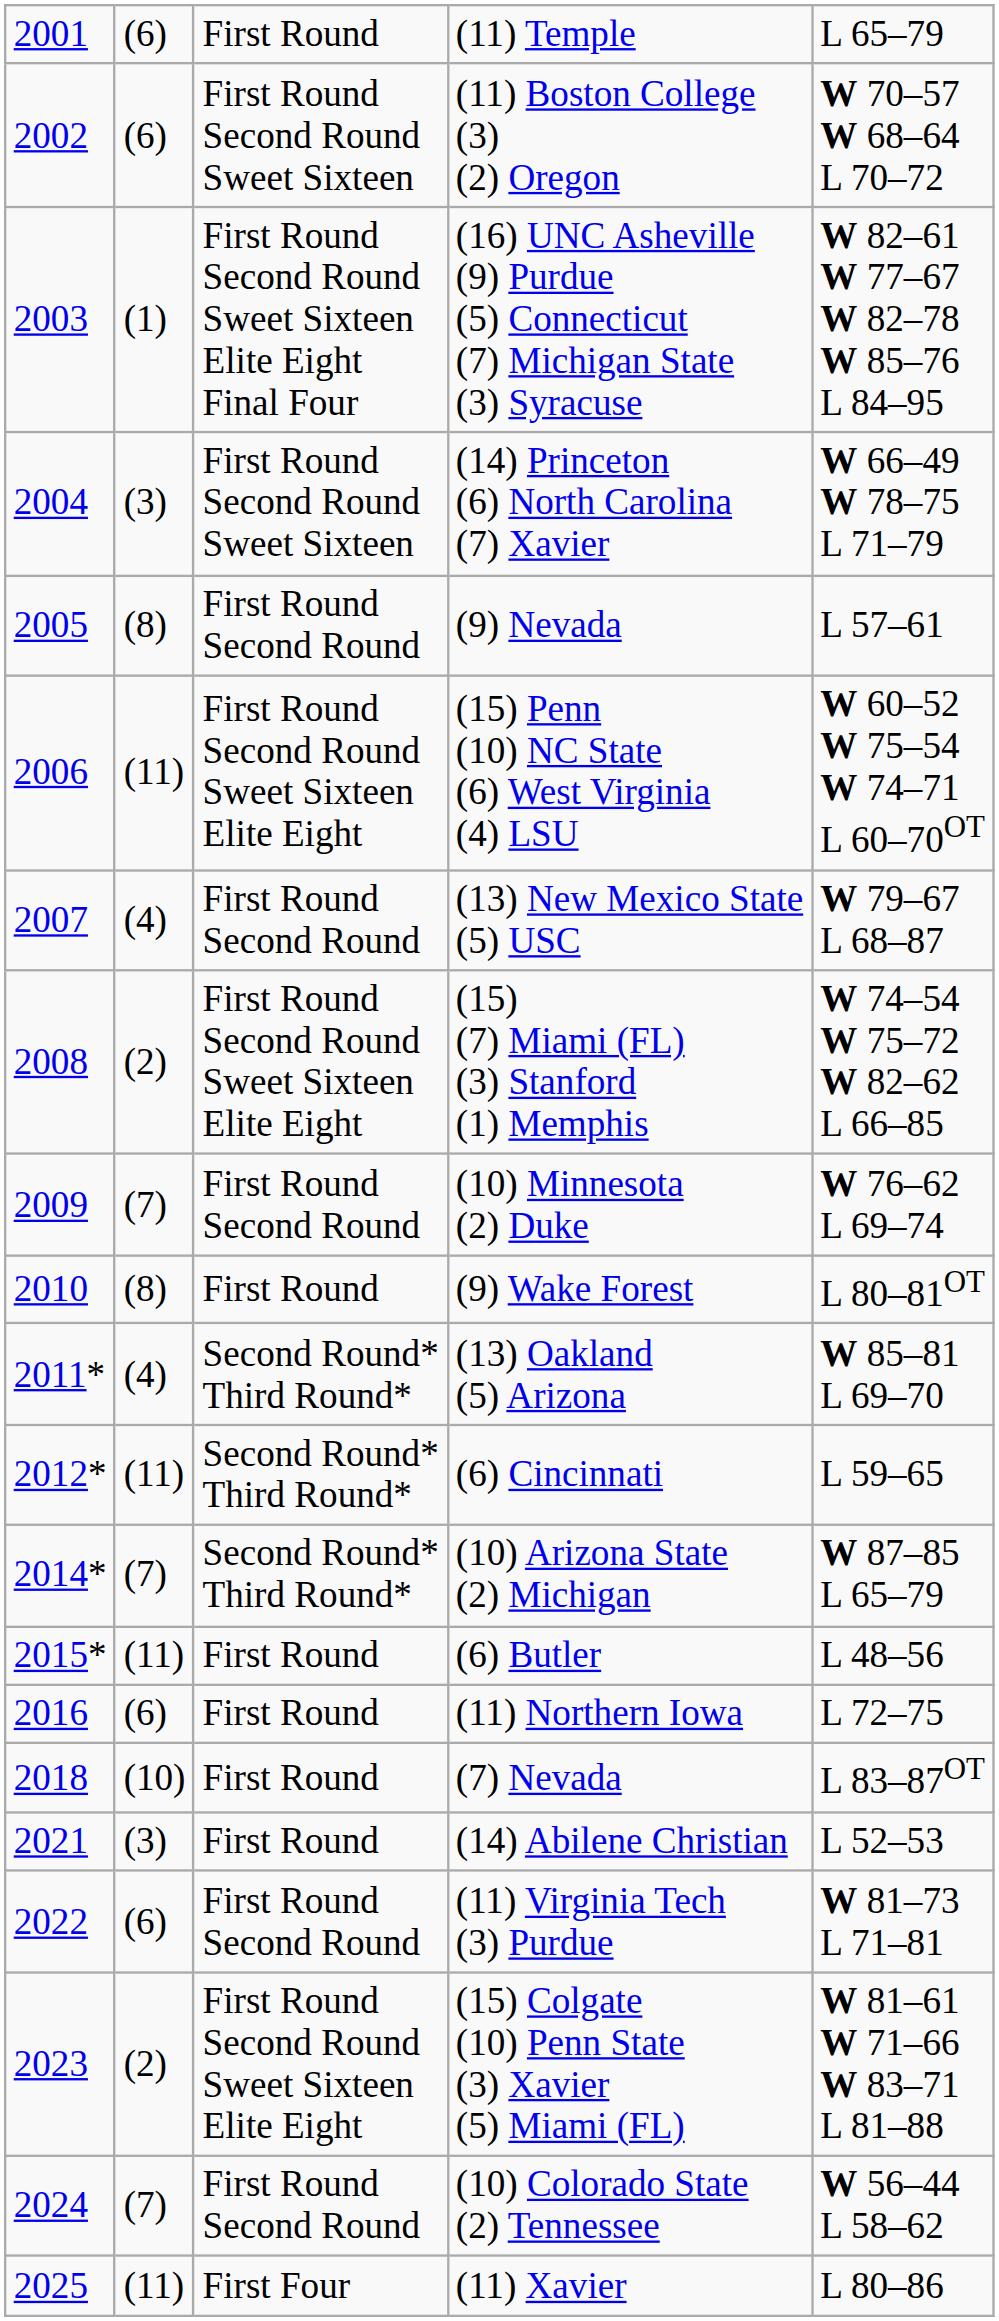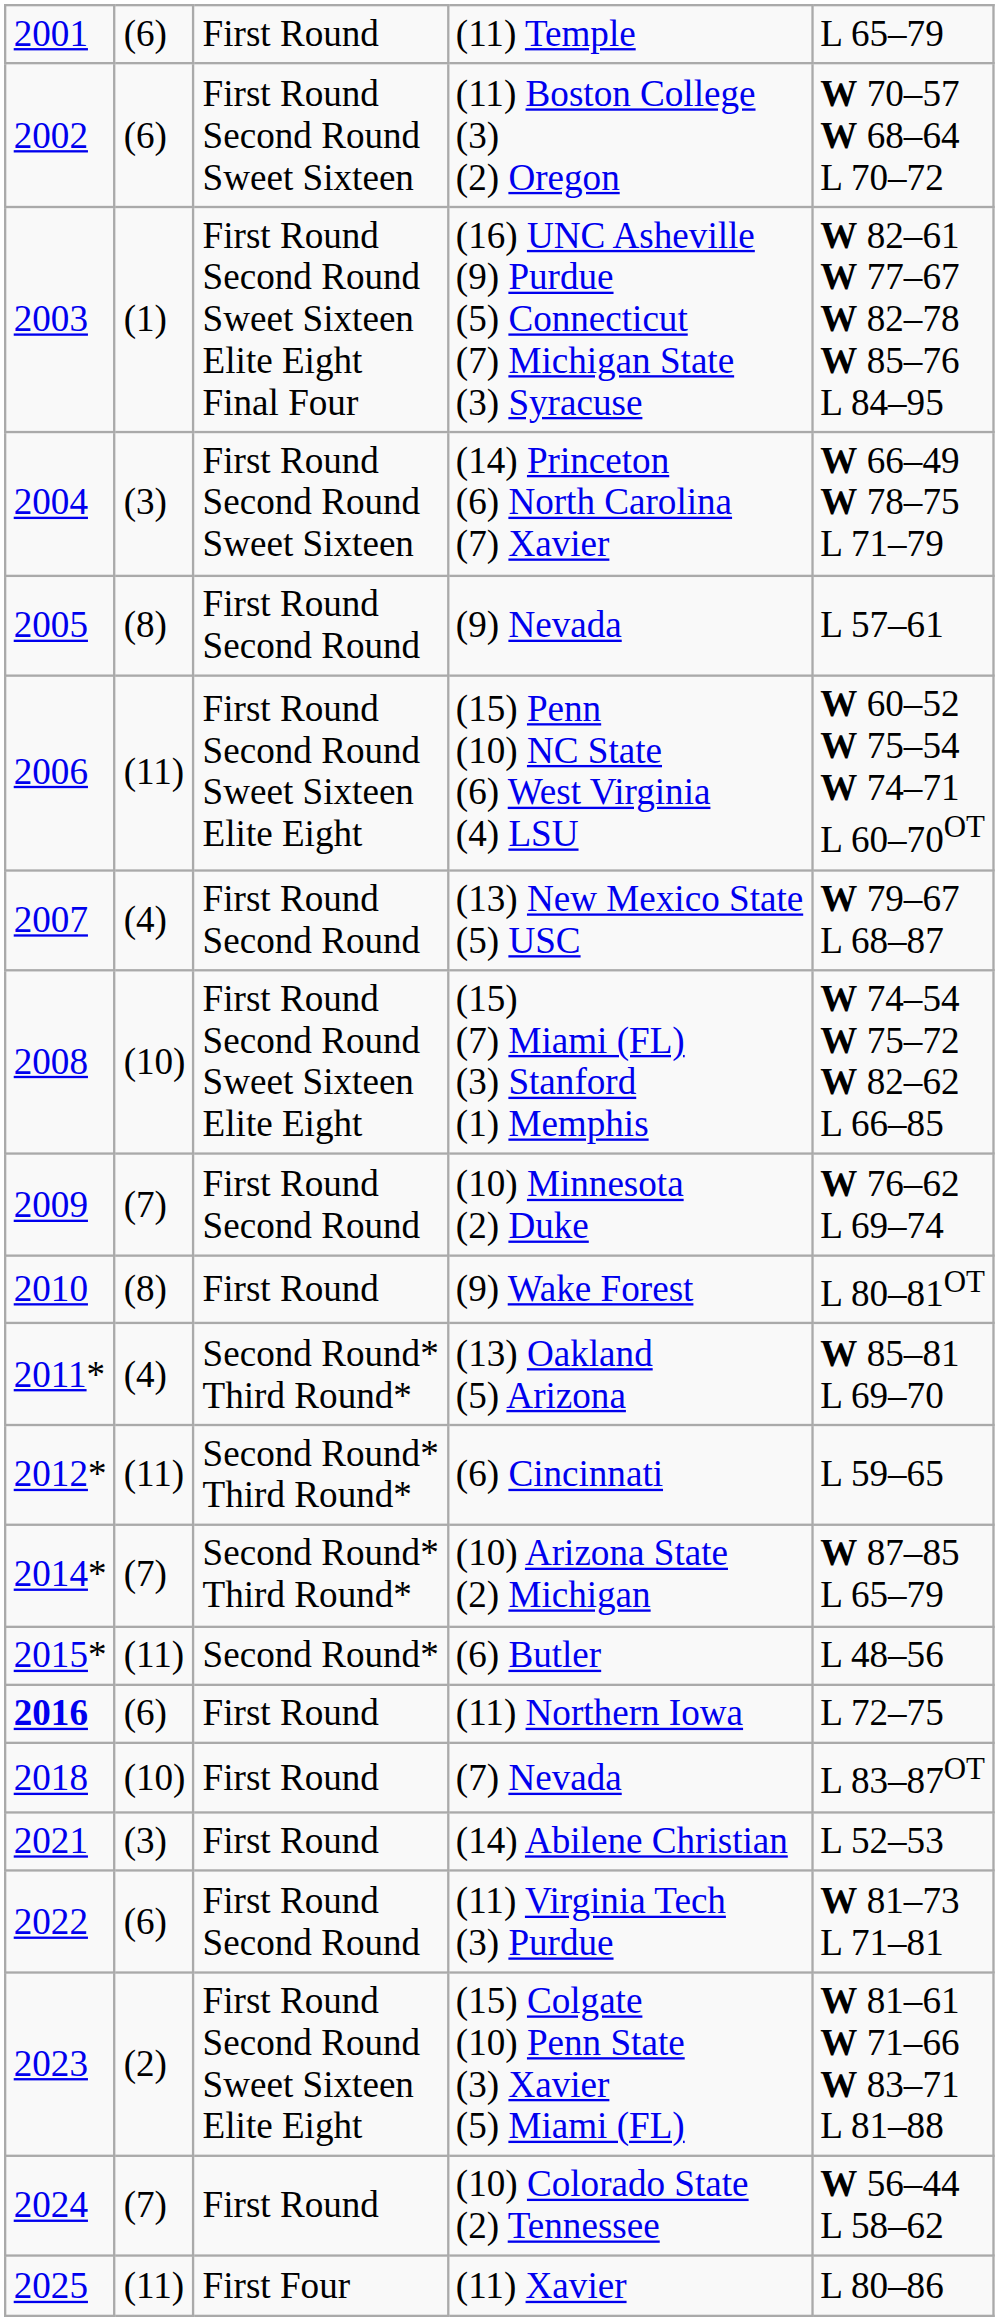(145, 1061) (2) -> (155, 1061) (10)
(291, 1654) First Round -> (321, 1654) Second Round*
(51, 1713) normal -> (51, 1713) bold
(311, 2205) First Round Second Round -> (291, 2205) First Round
